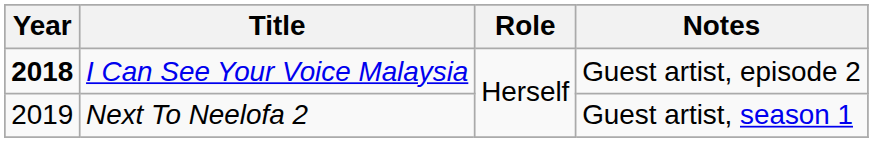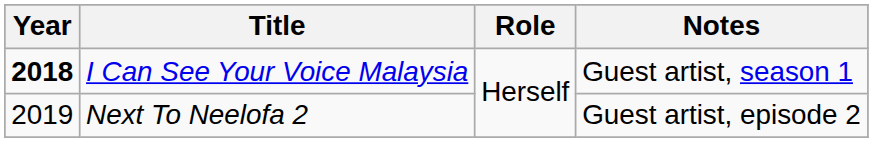(721, 70) Guest artist, episode 2 -> (718, 70) Guest artist, season 1
(718, 114) Guest artist, season 1 -> (721, 114) Guest artist, episode 2
